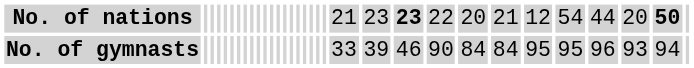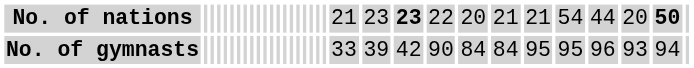(538, 19) 12 -> (538, 19) 21
(409, 50) 46 -> (409, 50) 42
